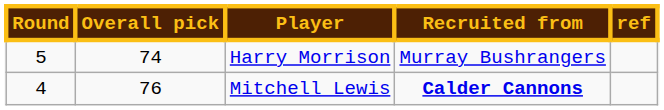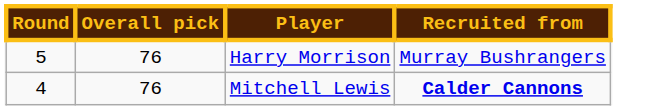- column: (634, 23)
(150, 57) 74 -> (150, 57) 76
